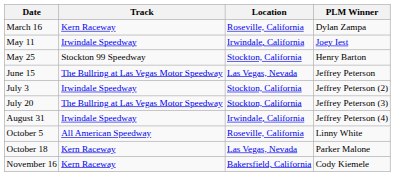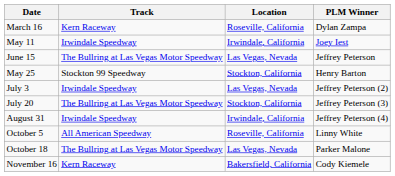rows swapped: (21, 58) <-> (21, 73)
(264, 88) Stockton, California -> (262, 88) Las Vegas, Nevada
(88, 149) Kern Raceway -> (142, 149) The Bullring at Las Vegas Motor Speedway
